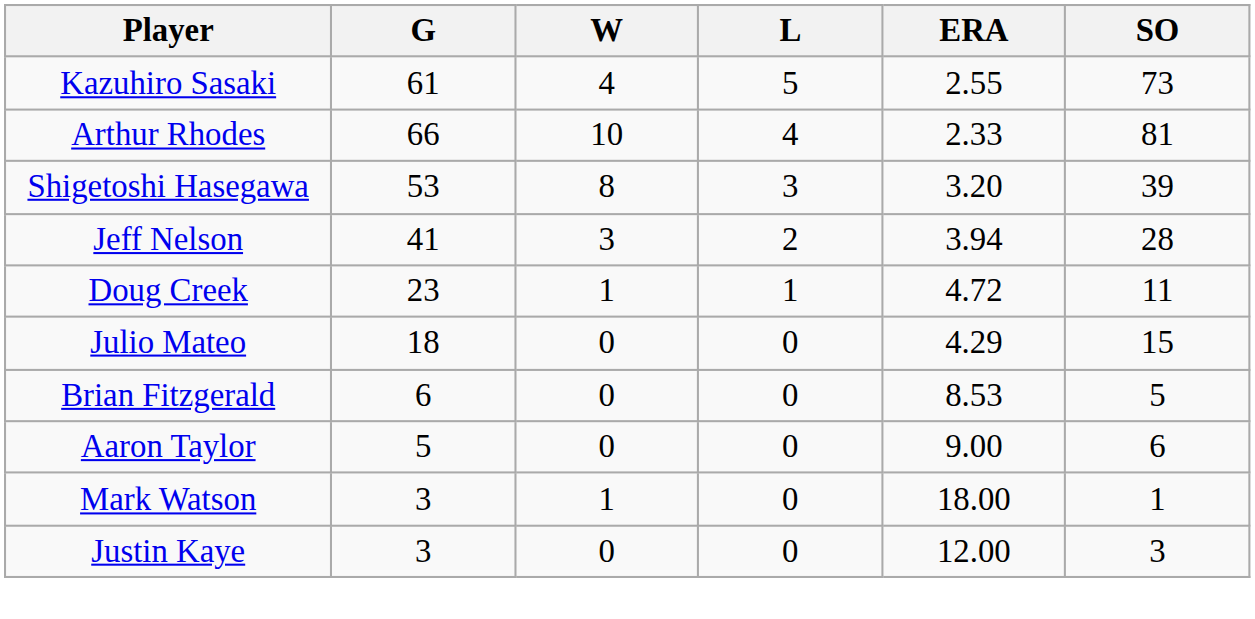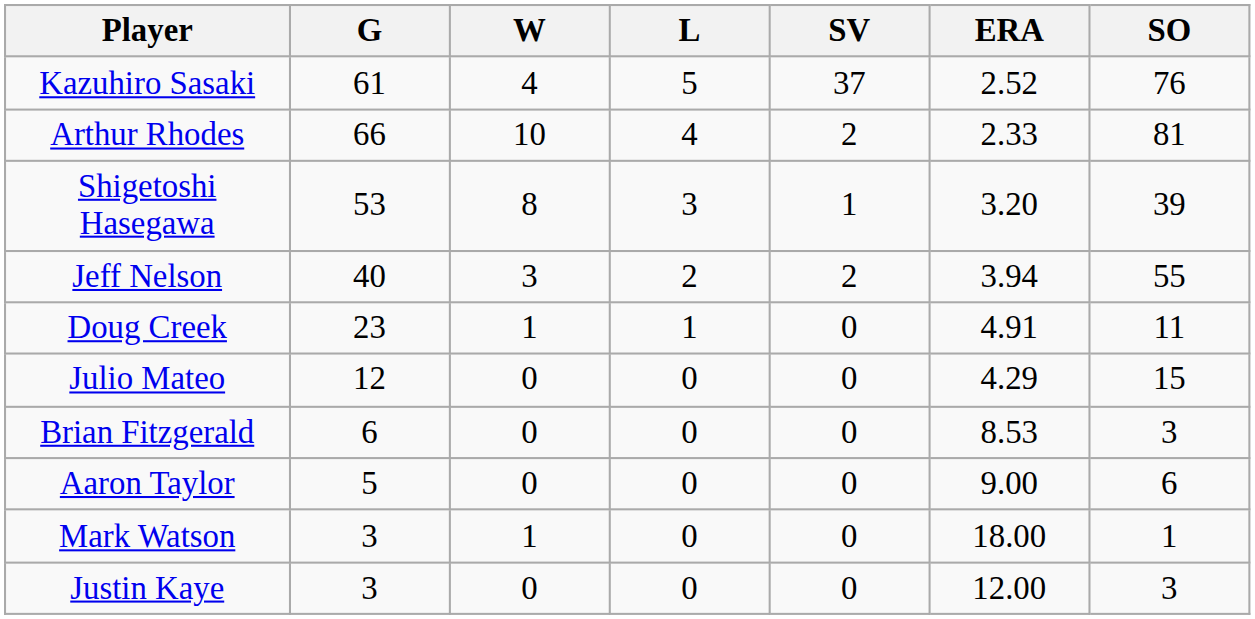+ column: (849, 30)
(974, 82) 2.55 -> (1009, 82) 2.52
(1158, 82) 73 -> (1169, 82) 76
(423, 238) 41 -> (369, 275) 40
(1158, 238) 28 -> (1169, 275) 55
(974, 290) 4.72 -> (1009, 327) 4.91
(423, 342) 18 -> (369, 379) 12
(1158, 394) 5 -> (1169, 431) 3
